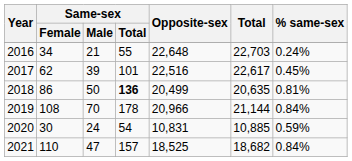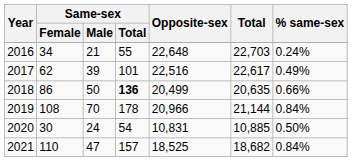(293, 71) 0.45% -> (293, 71) 0.49%
(293, 90) 0.81% -> (293, 90) 0.66%
(293, 128) 0.59% -> (293, 128) 0.50%
